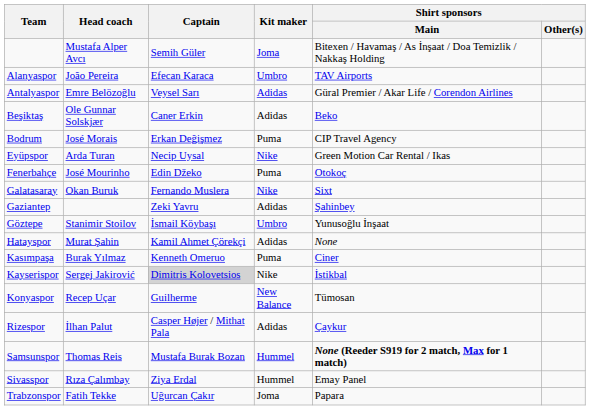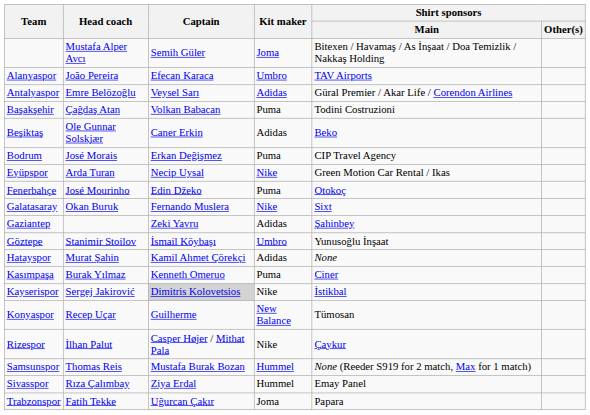+ row: (30, 110)
(272, 327) Adidas -> (267, 344) Nike
(411, 356) bold -> (423, 367) normal
